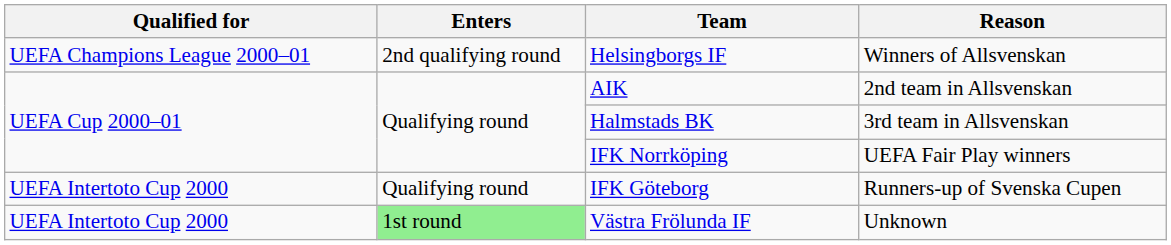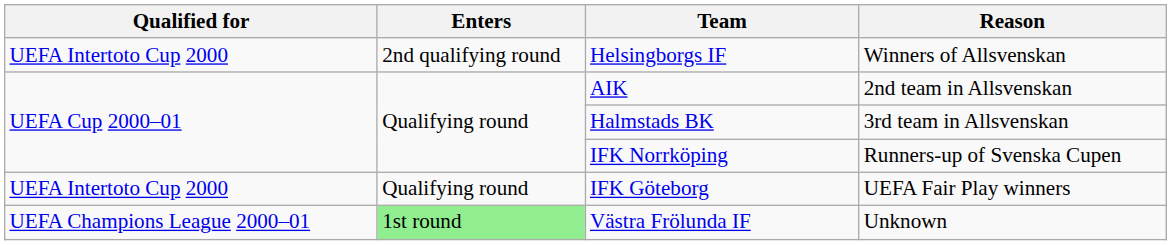(160, 54) UEFA Champions League 2000–01 -> (119, 54) UEFA Intertoto Cup 2000
(967, 155) UEFA Fair Play winners -> (992, 155) Runners-up of Svenska Cupen
(992, 188) Runners-up of Svenska Cupen -> (967, 188) UEFA Fair Play winners
(119, 222) UEFA Intertoto Cup 2000 -> (160, 222) UEFA Champions League 2000–01
